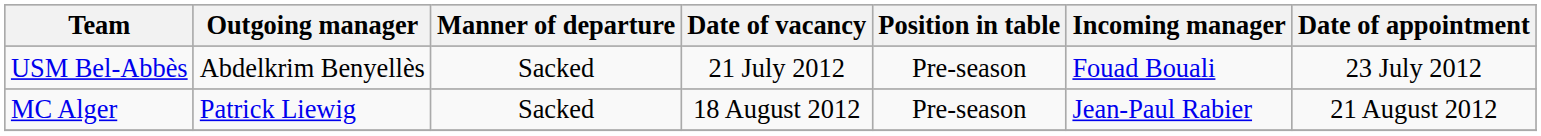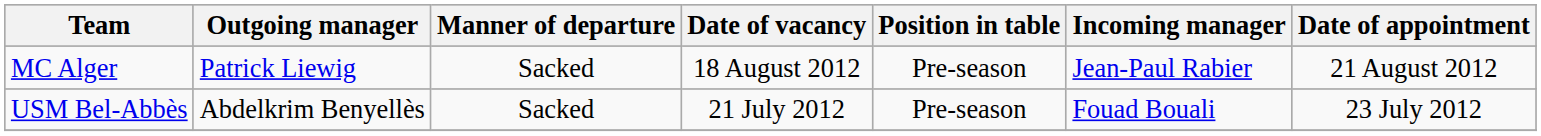rows swapped: (99, 67) <-> (64, 109)
